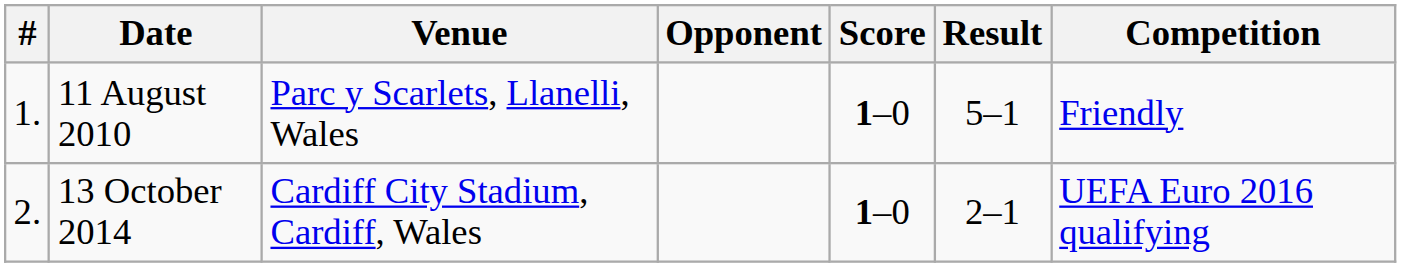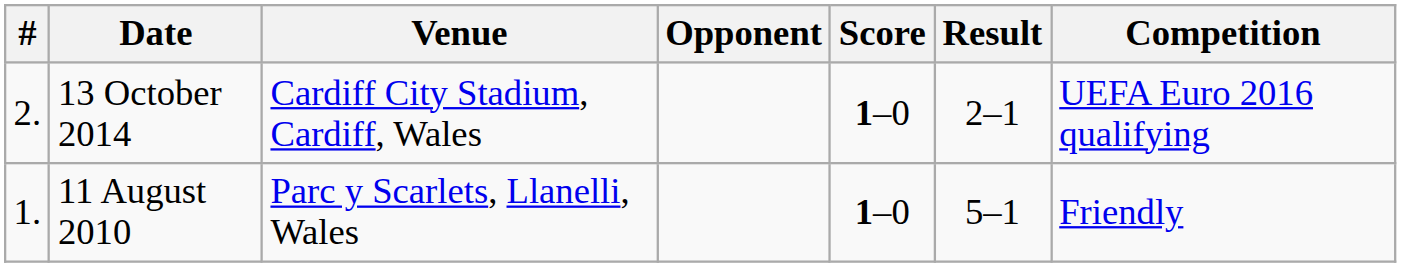rows swapped: (132, 112) <-> (140, 211)
